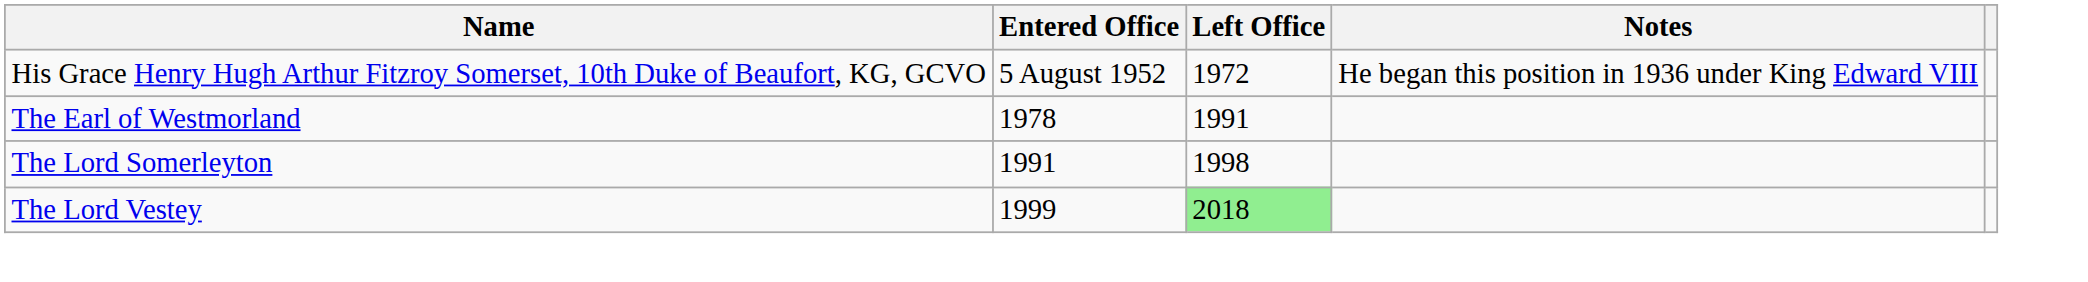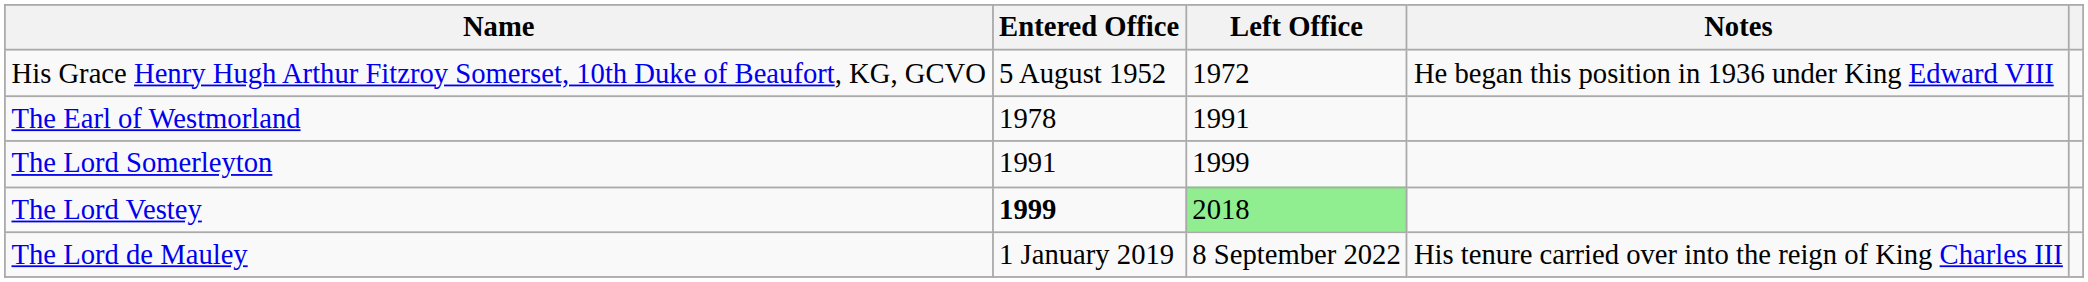(1221, 163) 1998 -> (1221, 163) 1999
(1028, 208) normal -> (1028, 208) bold
+ row: (130, 254)
